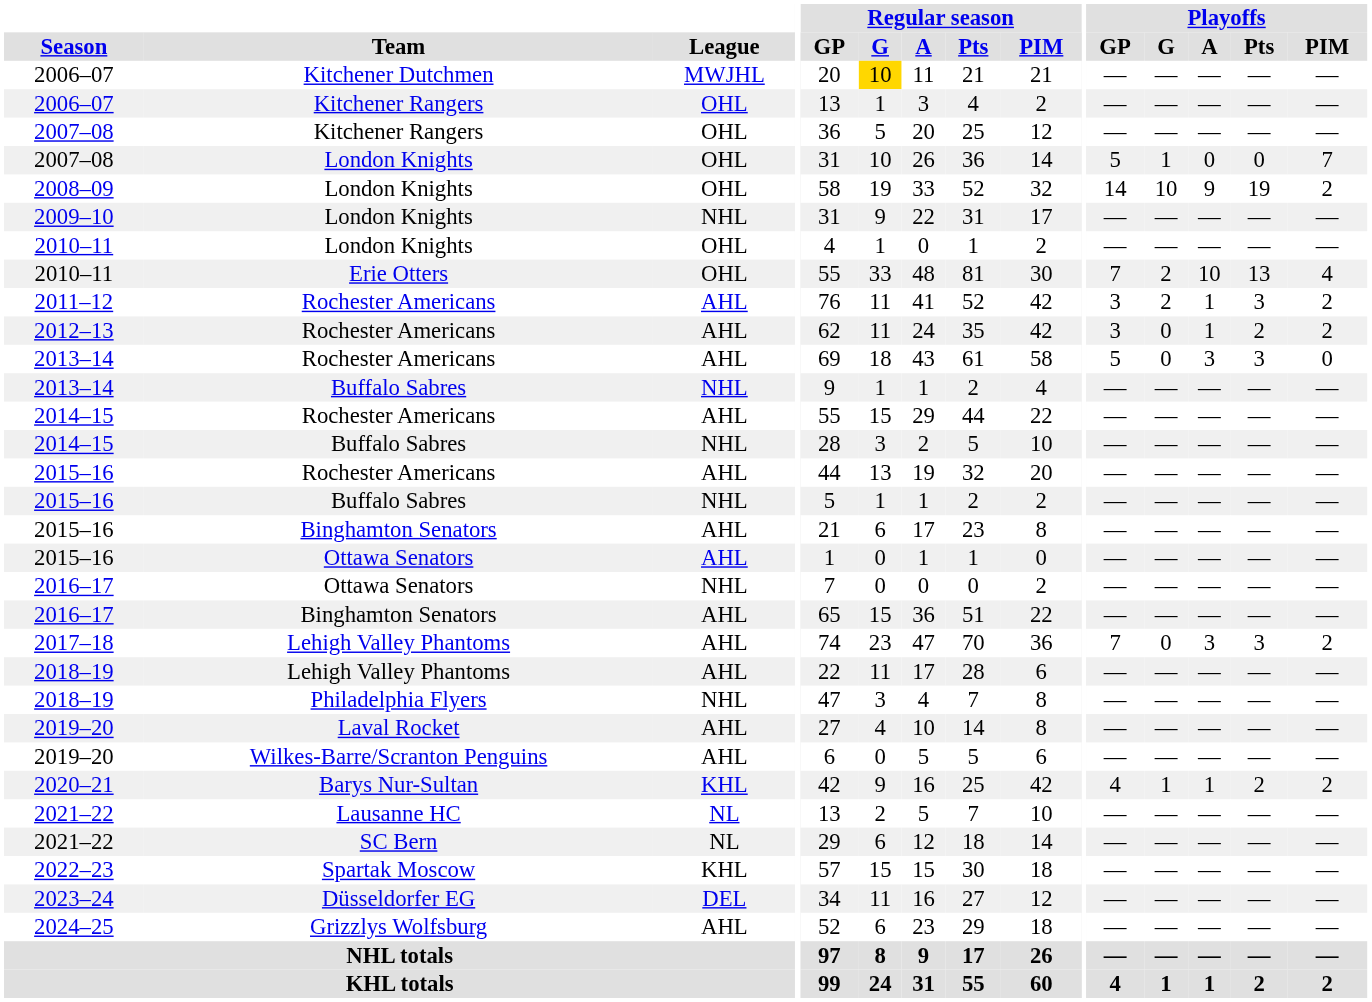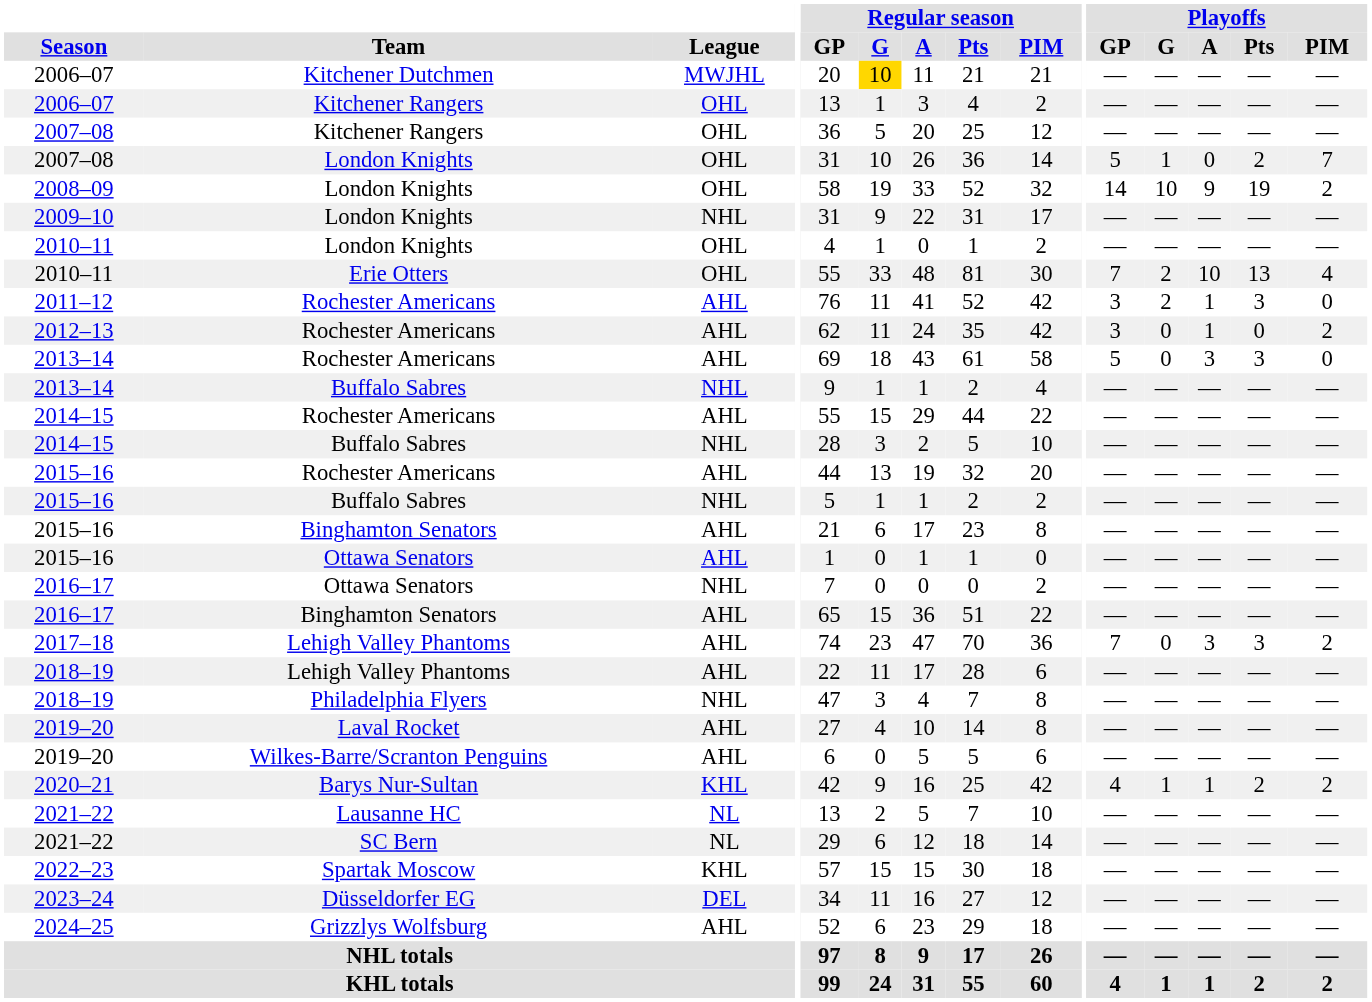(1259, 159) 0 -> (1259, 159) 2
(1327, 301) 2 -> (1327, 301) 0
(1259, 330) 2 -> (1259, 330) 0
